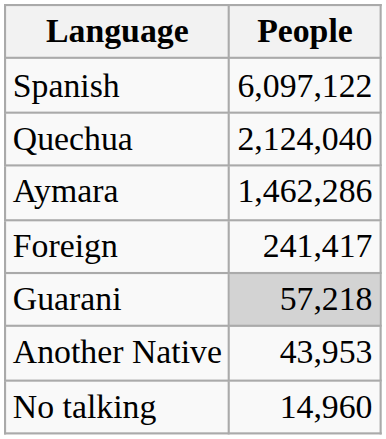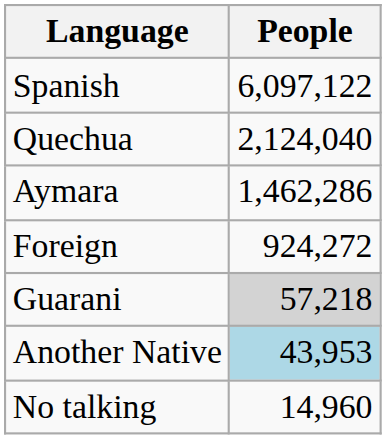(318, 245) 241,417 -> (318, 245) 924,272
(326, 352) no background -> (326, 352) lightblue background
